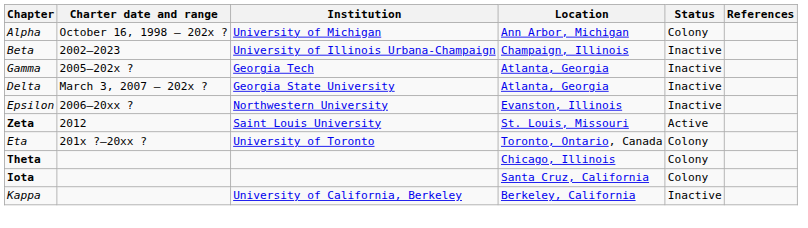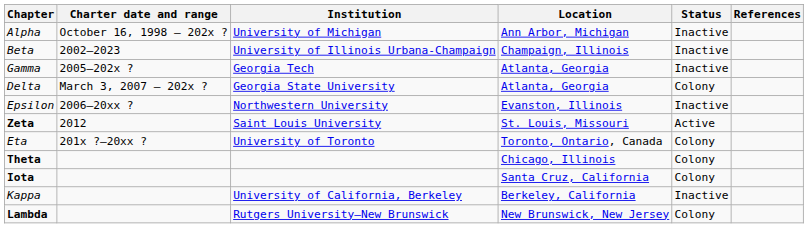(688, 32) Colony -> (702, 32) Inactive
(695, 86) Inactive -> (695, 86) Colony
+ row: (27, 214)
